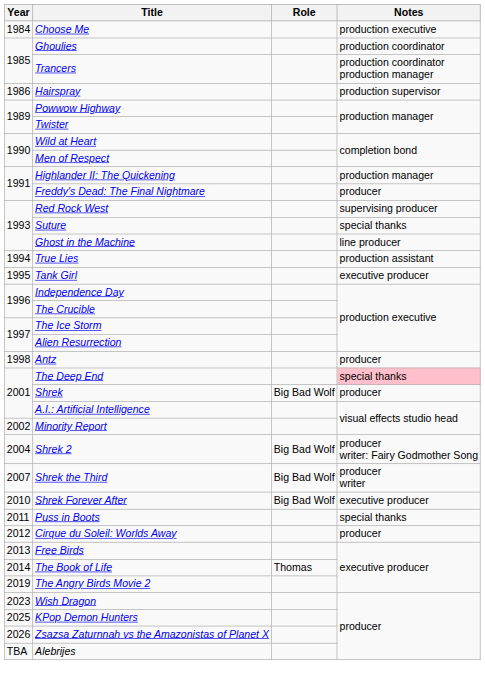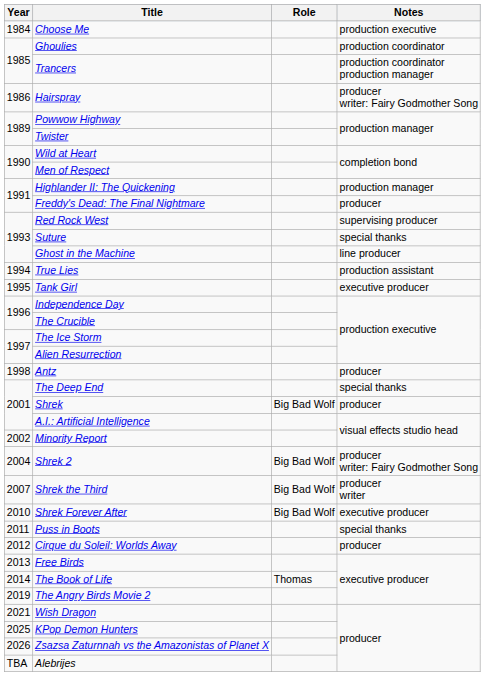(390, 91) production supervisor -> (409, 97) producer writer: Fairy Godmother Song
(373, 376) pink background -> (373, 388) no background
(19, 601) 2023 -> (19, 613) 2021
